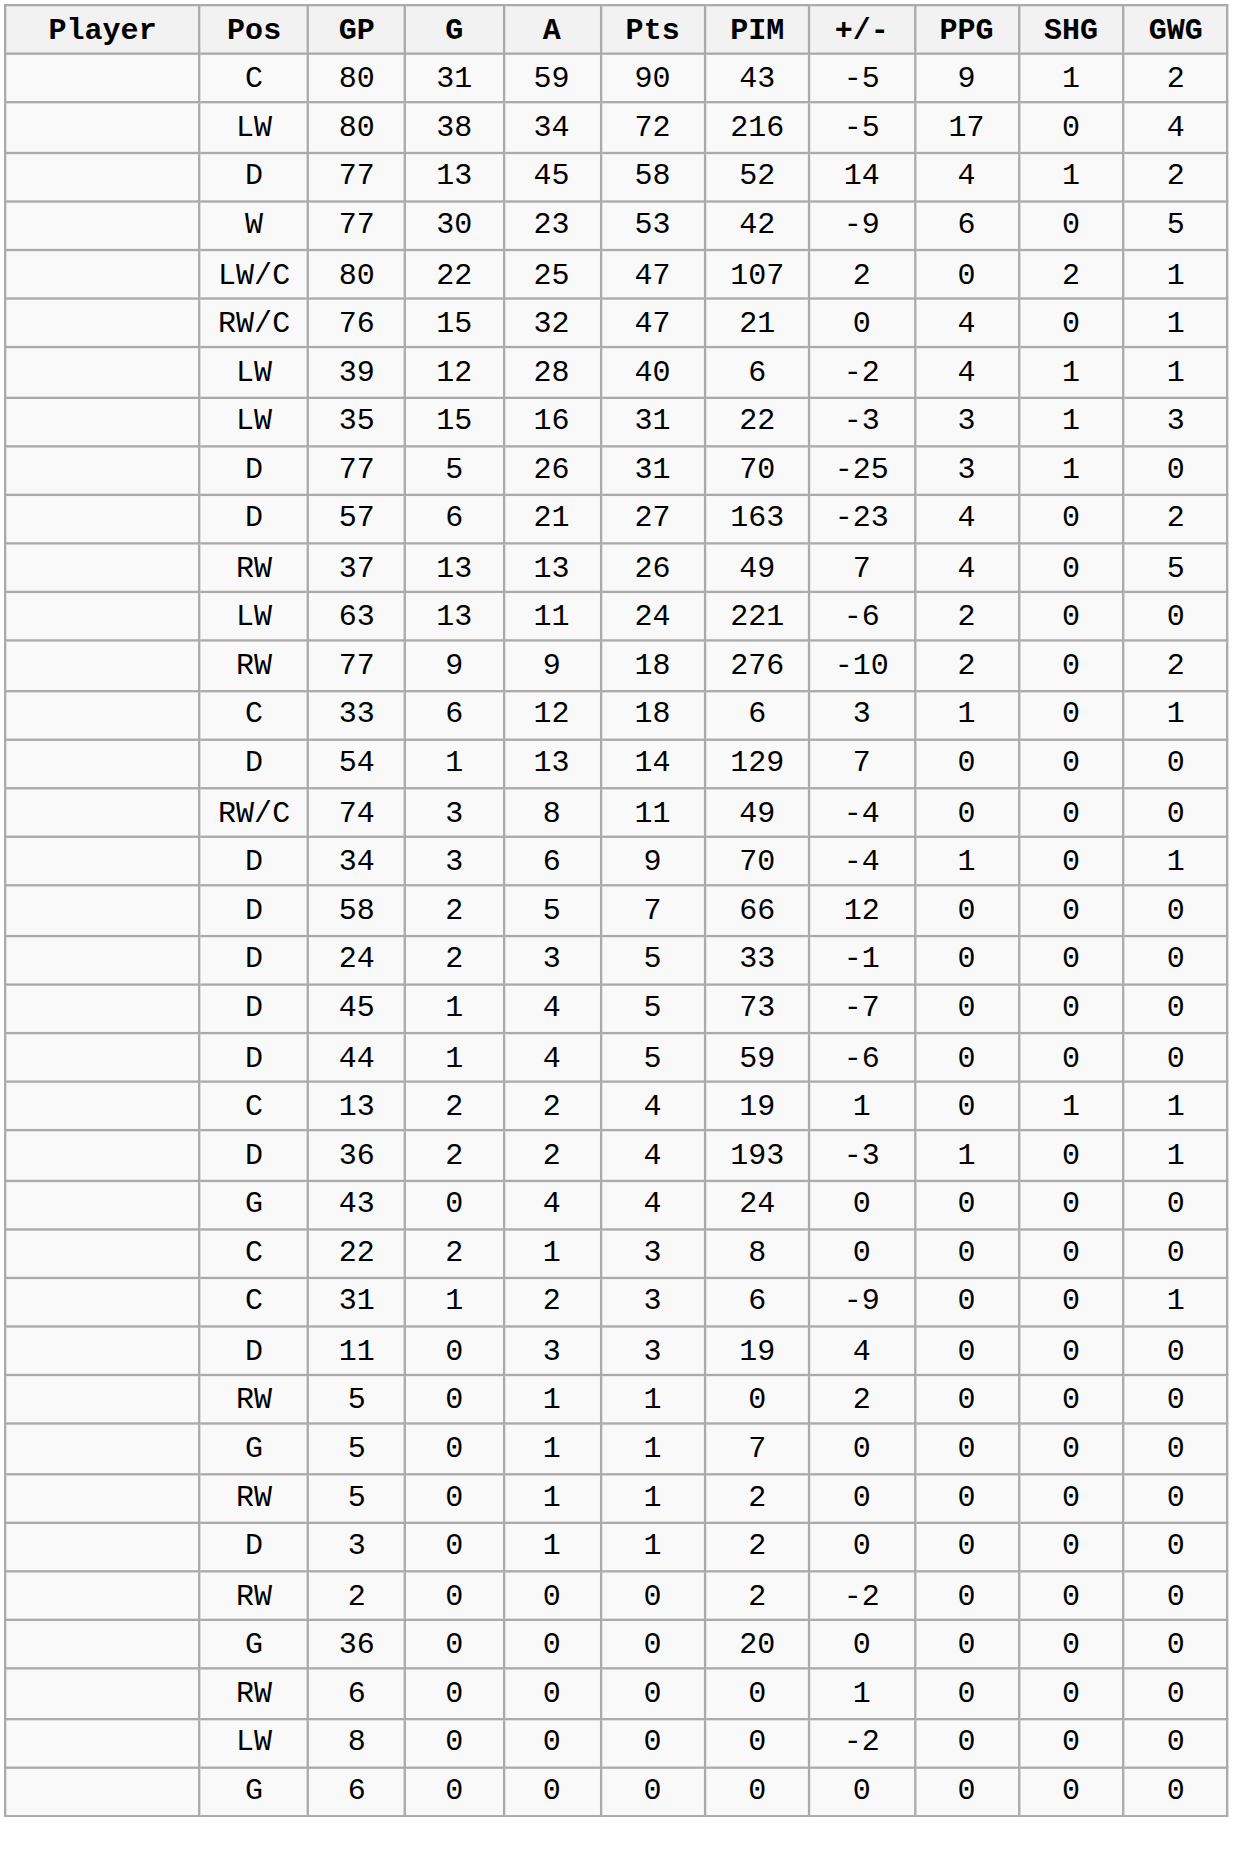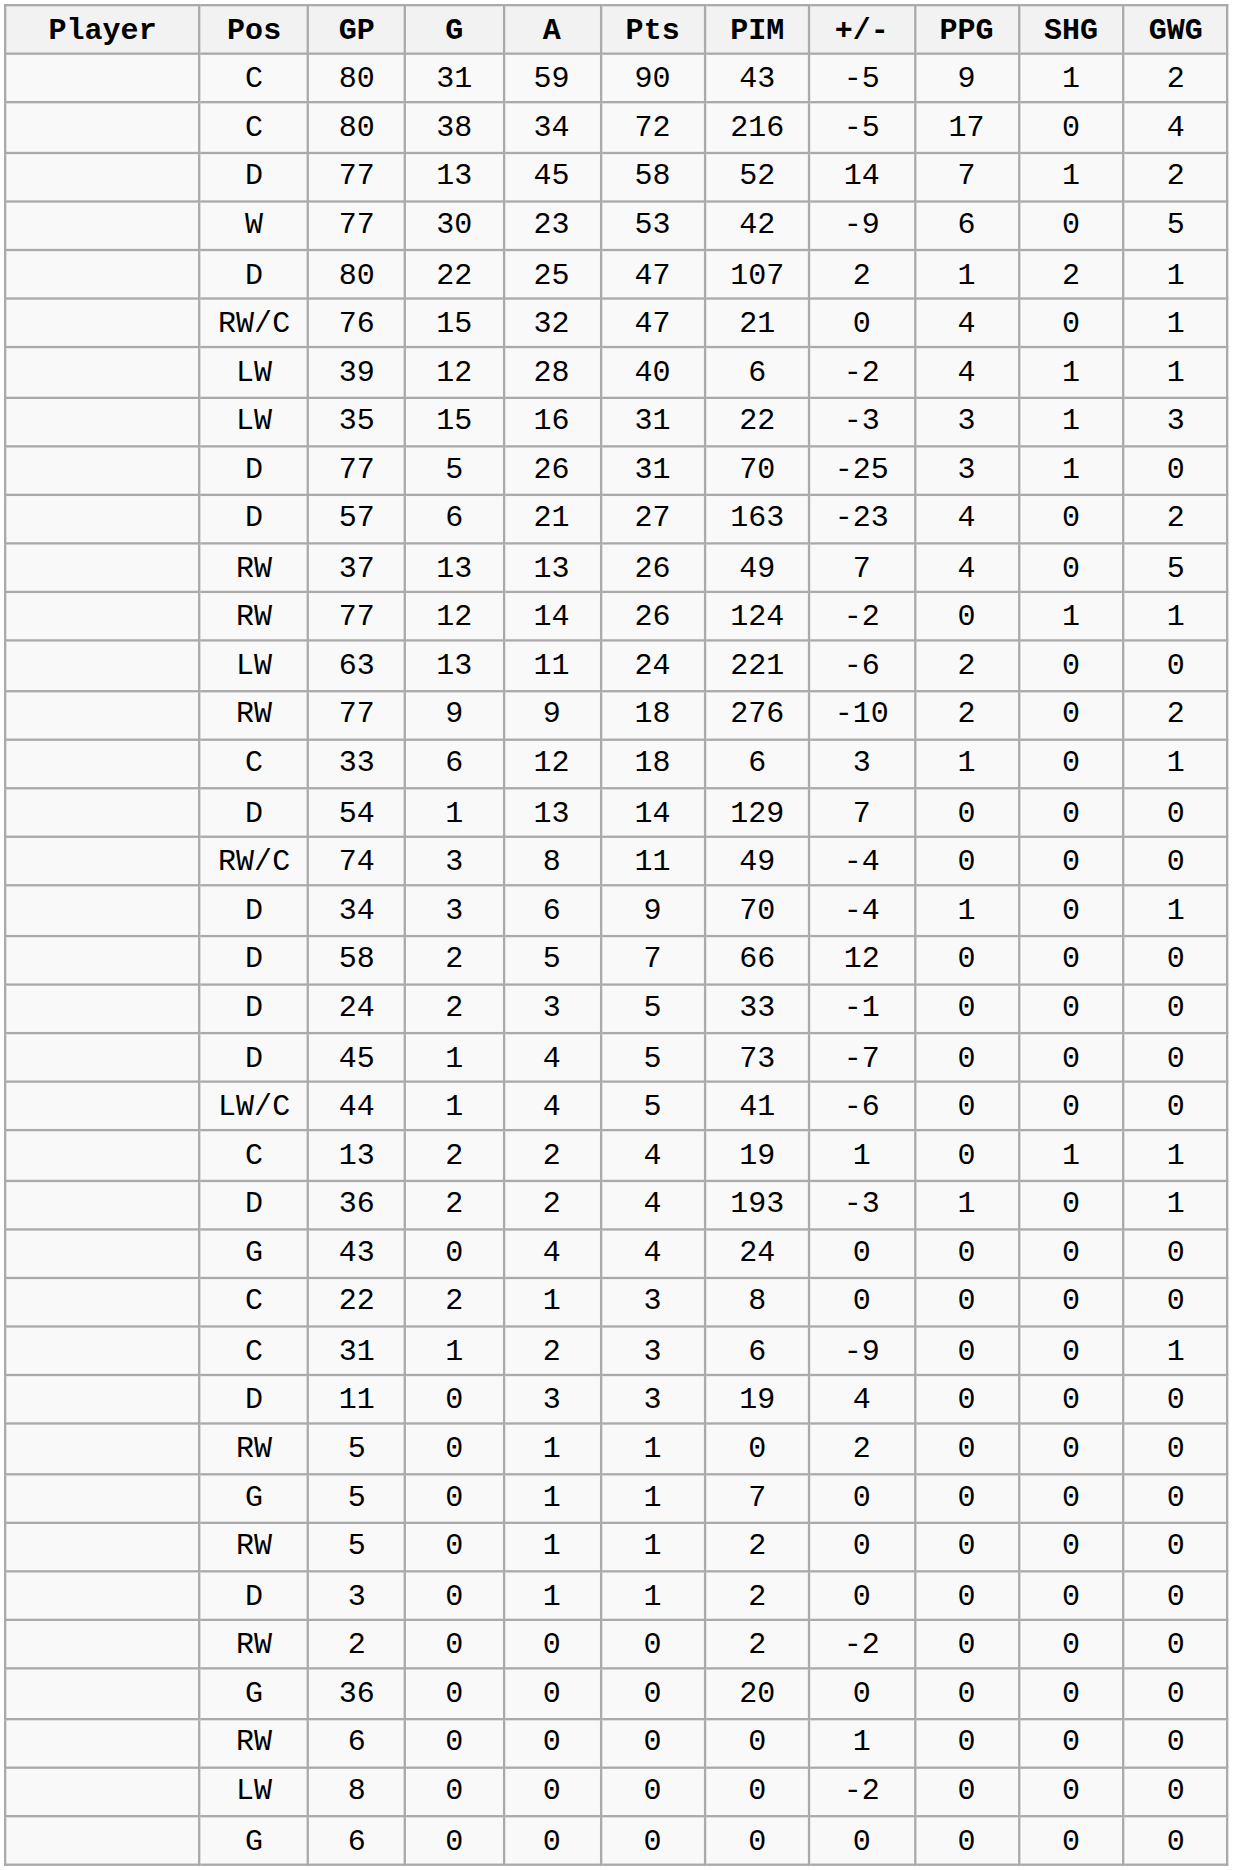(254, 128) LW -> (254, 128) C
(966, 176) 4 -> (966, 176) 7
(254, 274) LW/C -> (254, 274) D
(966, 274) 0 -> (966, 274) 1
+ row: (357, 617)
(254, 1057) D -> (254, 1106) LW/C
(757, 1057) 59 -> (757, 1106) 41
